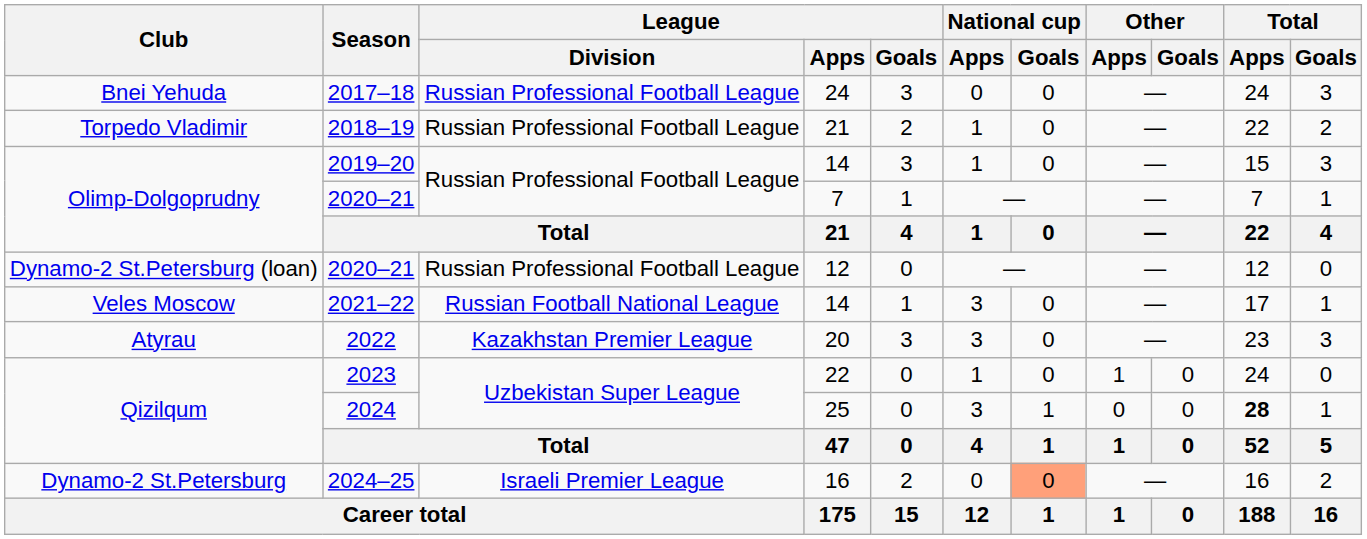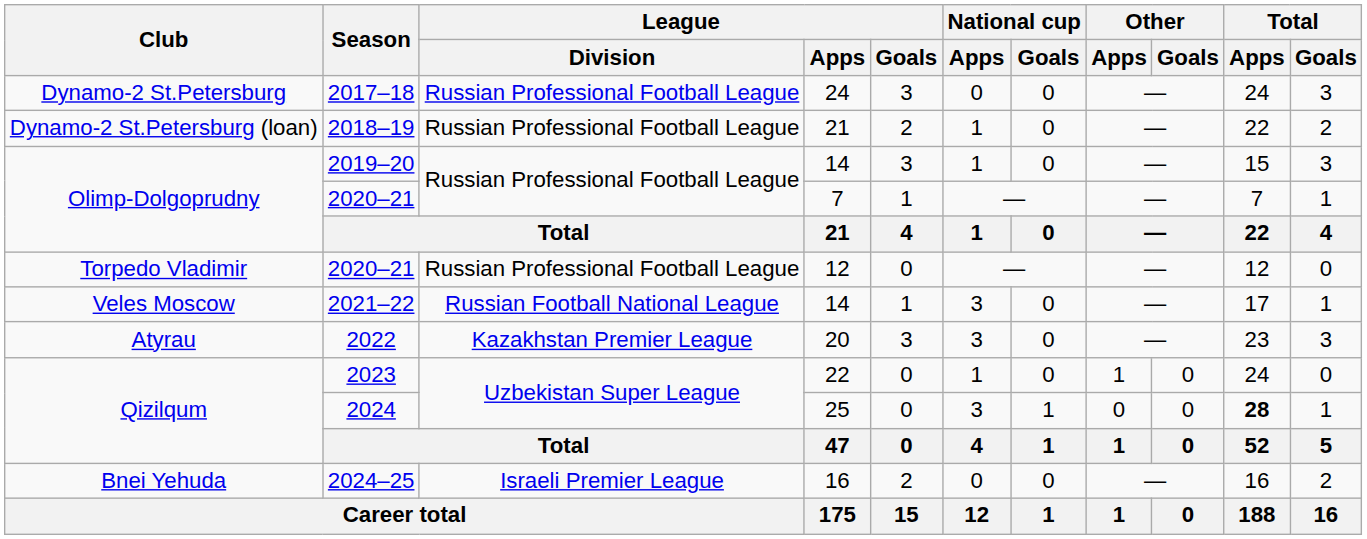(164, 92) Bnei Yehuda -> (164, 92) Dynamo-2 St.Petersburg
(164, 127) Torpedo Vladimir -> (164, 127) Dynamo-2 St.Petersburg (loan)
(164, 269) Dynamo-2 St.Petersburg (loan) -> (164, 269) Torpedo Vladimir
(164, 480) Dynamo-2 St.Petersburg -> (164, 480) Bnei Yehuda
(1049, 480) lightsalmon background -> (1049, 480) no background
